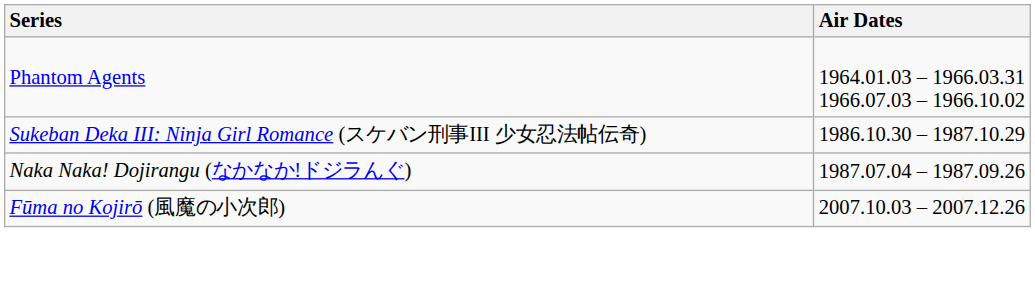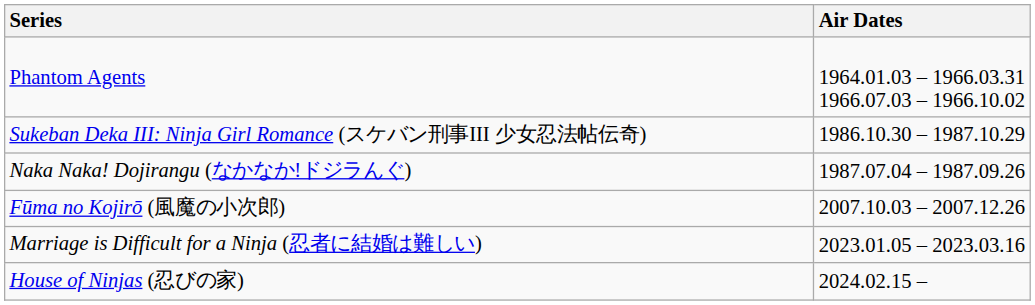+ row: (246, 243)
+ row: (127, 280)
